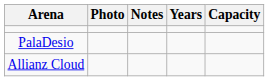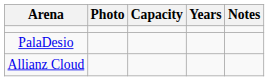columns swapped: (234, 15) <-> (147, 15)
